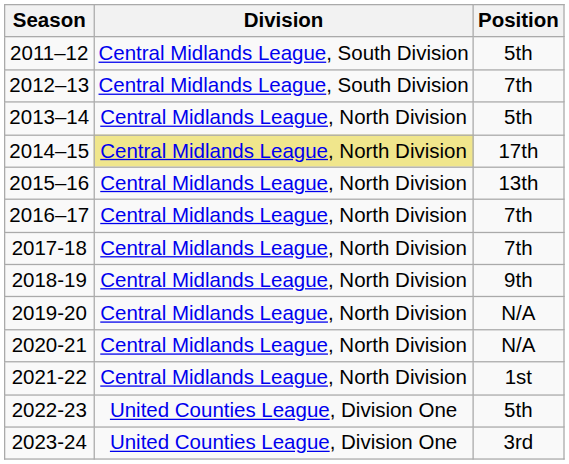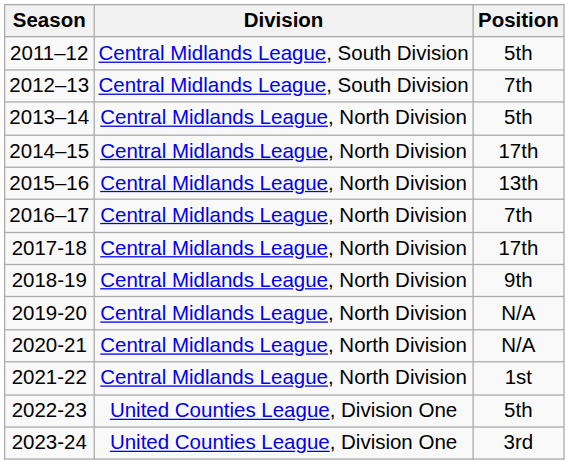(284, 150) khaki background -> (284, 150) no background
(518, 248) 7th -> (518, 248) 17th
